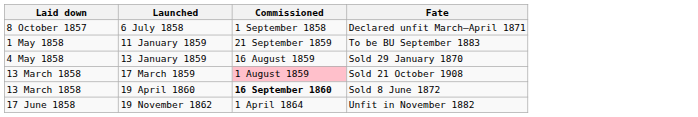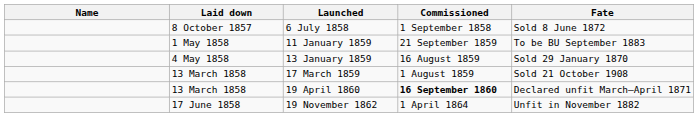+ column: (87, 12)
(437, 28) Declared unfit March–April 1871 -> (560, 28) Sold 8 June 1872
(272, 74) pink background -> (437, 74) no background
(394, 89) Sold 8 June 1872 -> (602, 89) Declared unfit March–April 1871
